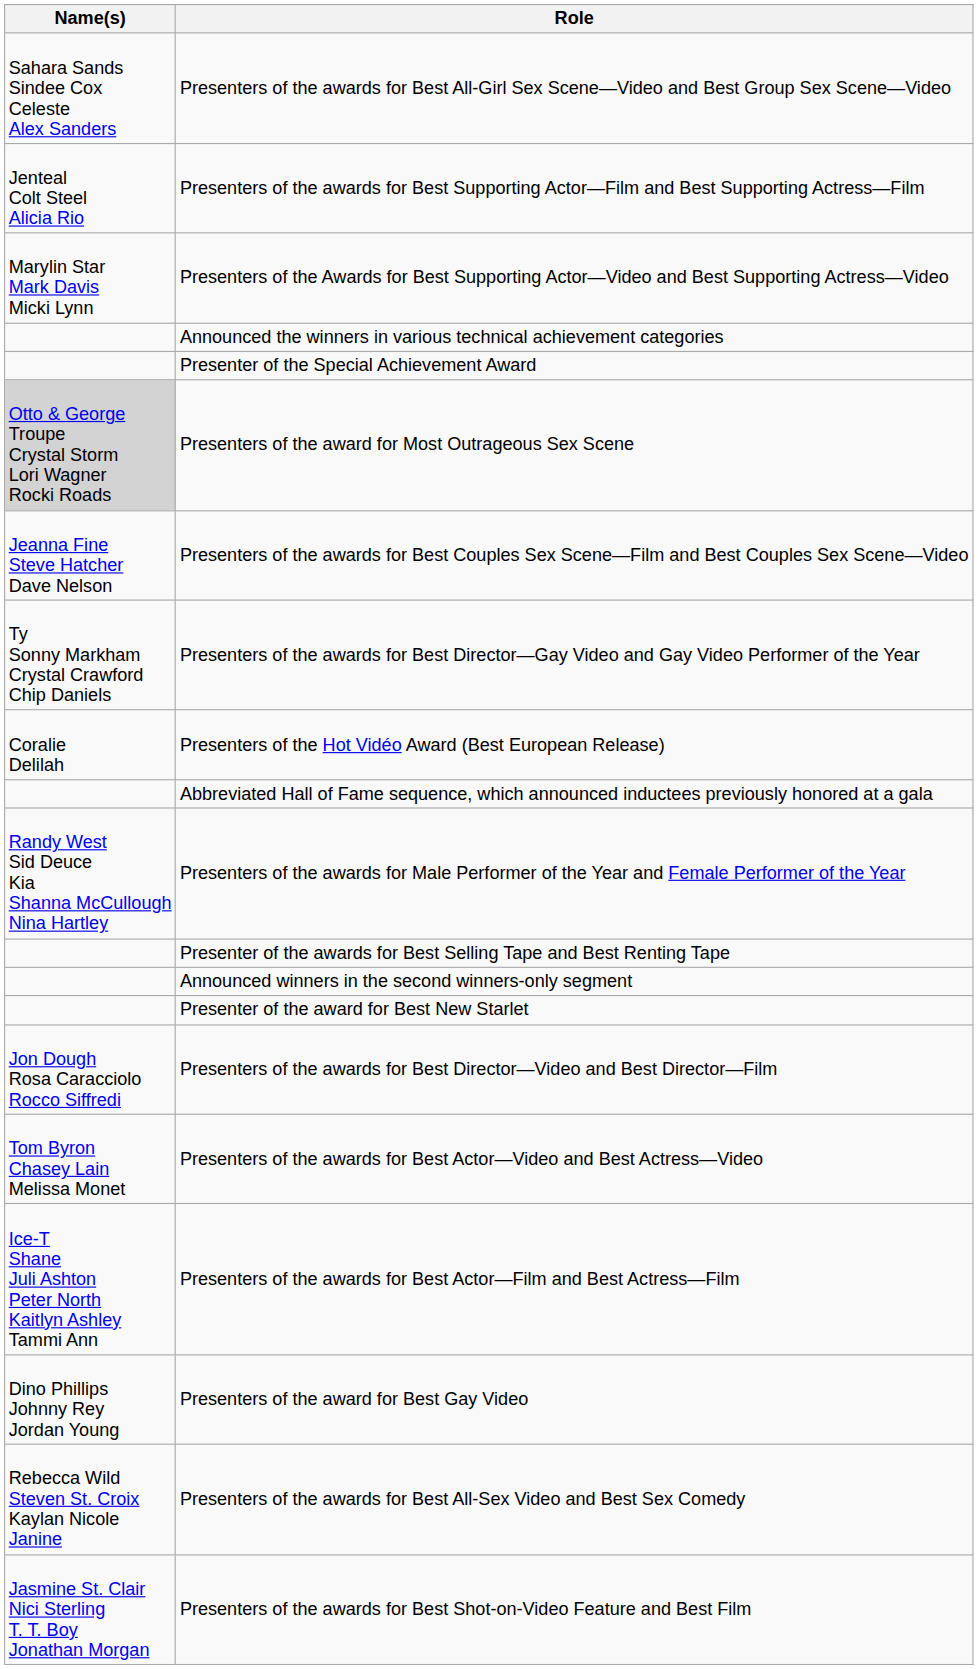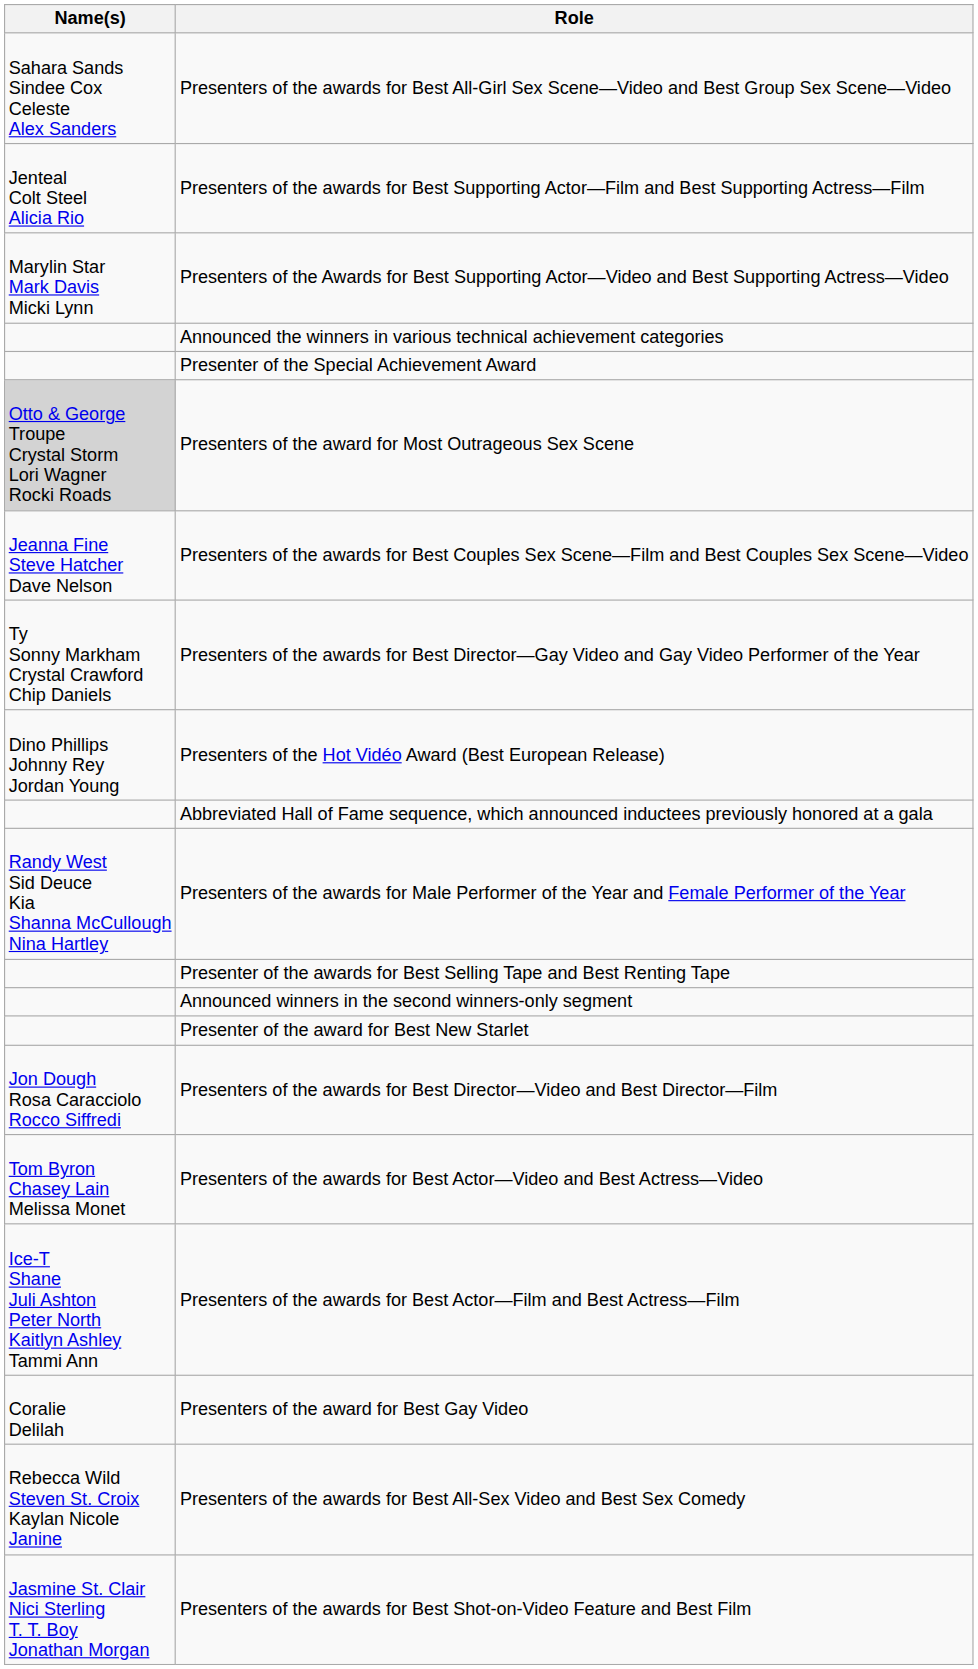(37, 754) Coralie Delilah -> (64, 765) Dino Phillips Johnny Rey Jordan Young
(64, 1409) Dino Phillips Johnny Rey Jordan Young -> (37, 1419) Coralie Delilah
